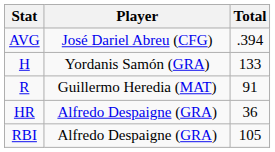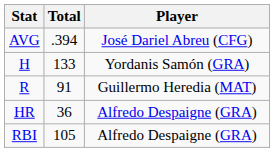columns swapped: (137, 16) <-> (250, 16)
